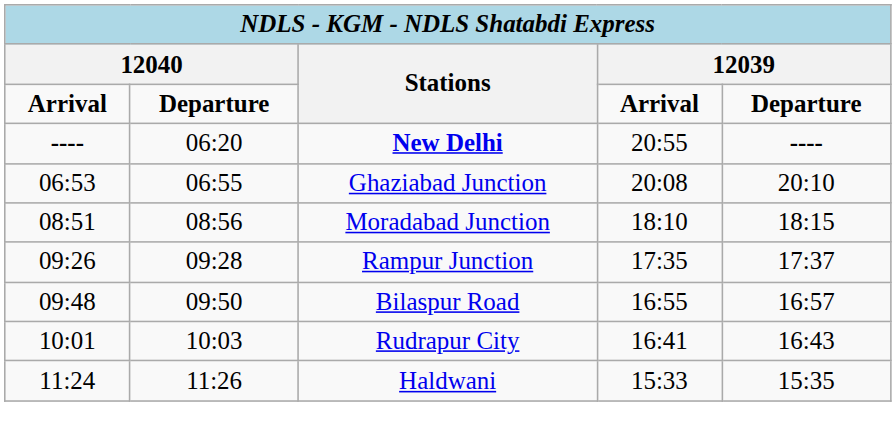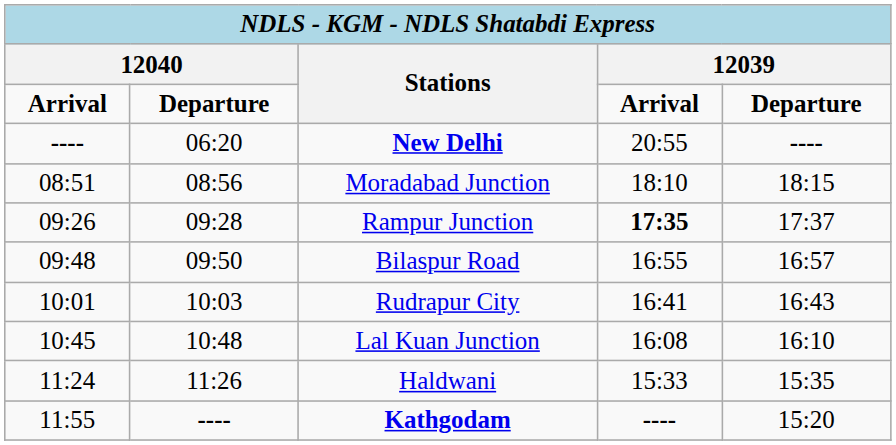- row: (448, 182)
(659, 261) normal -> (659, 222) bold
+ row: (448, 340)
+ row: (448, 420)
